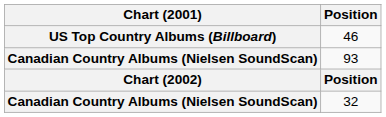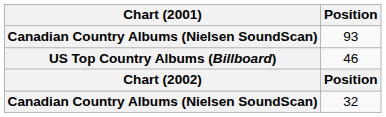rows swapped: (351, 58) <-> (351, 36)
